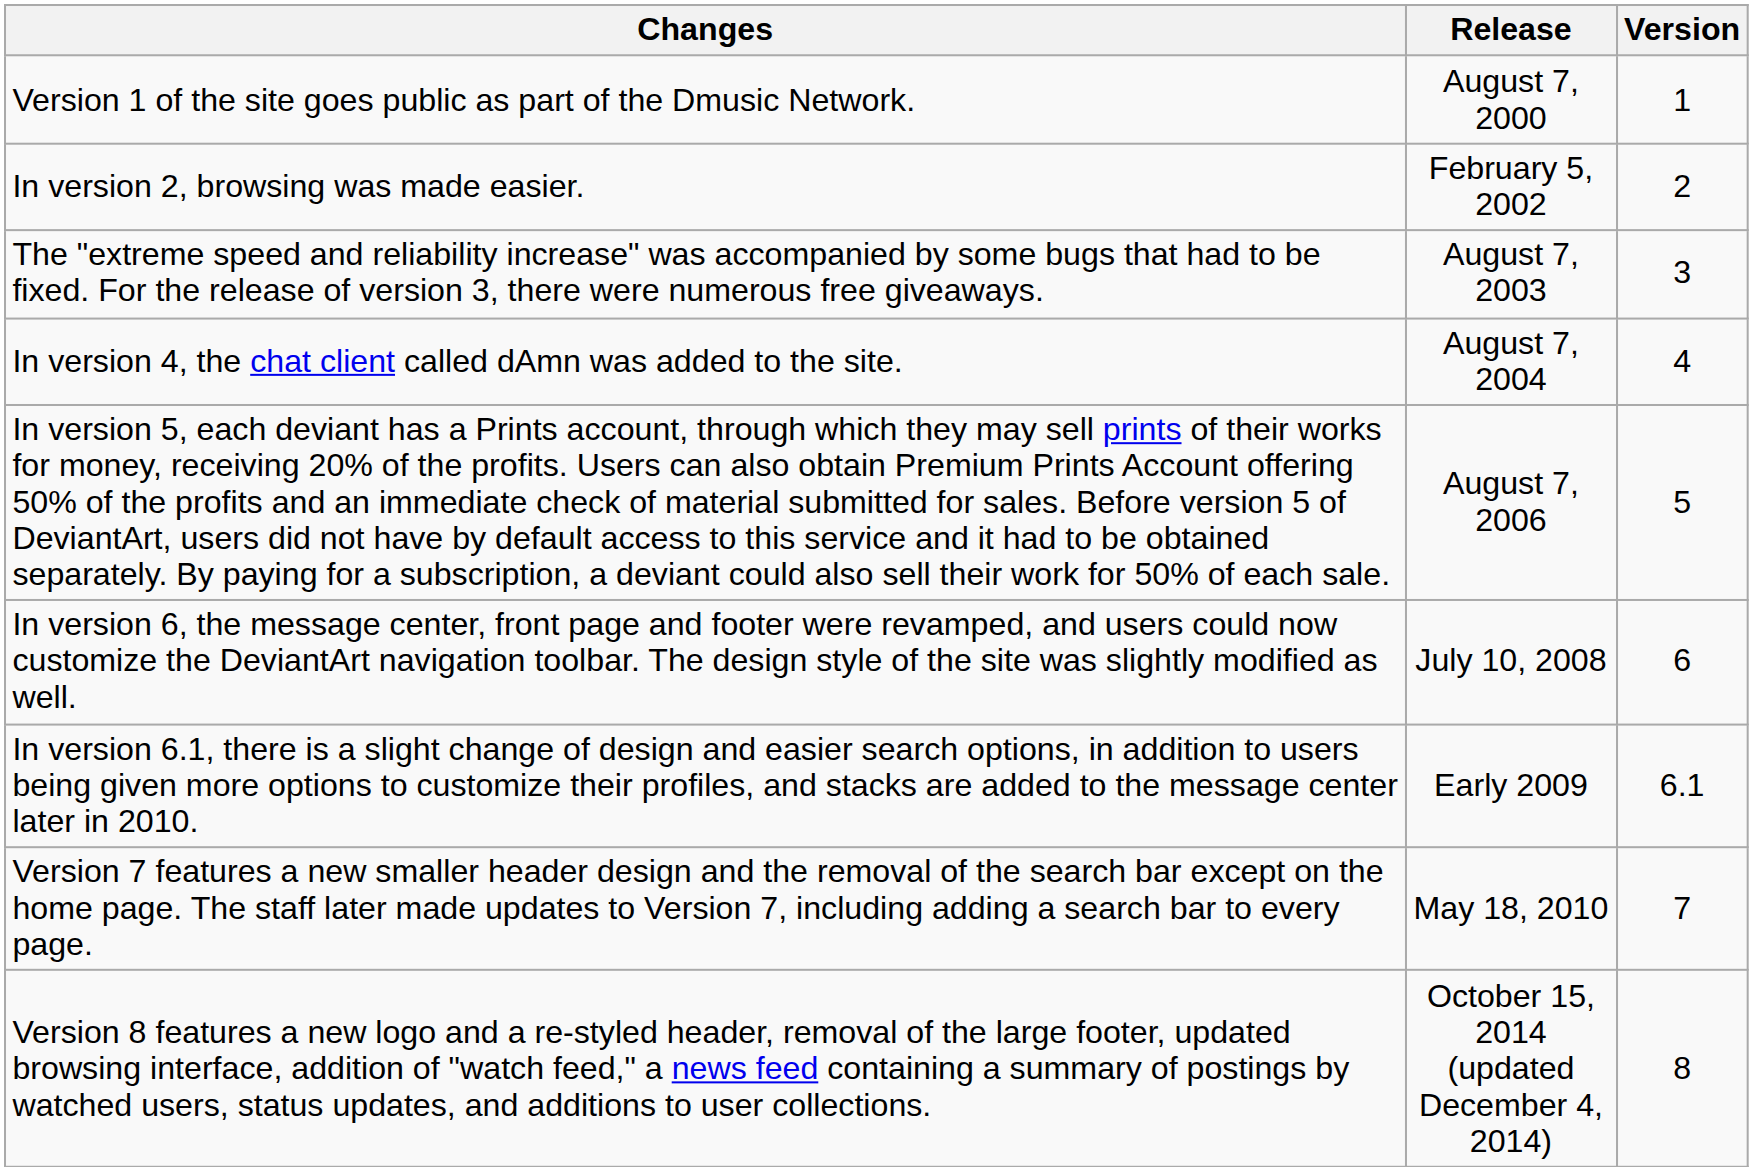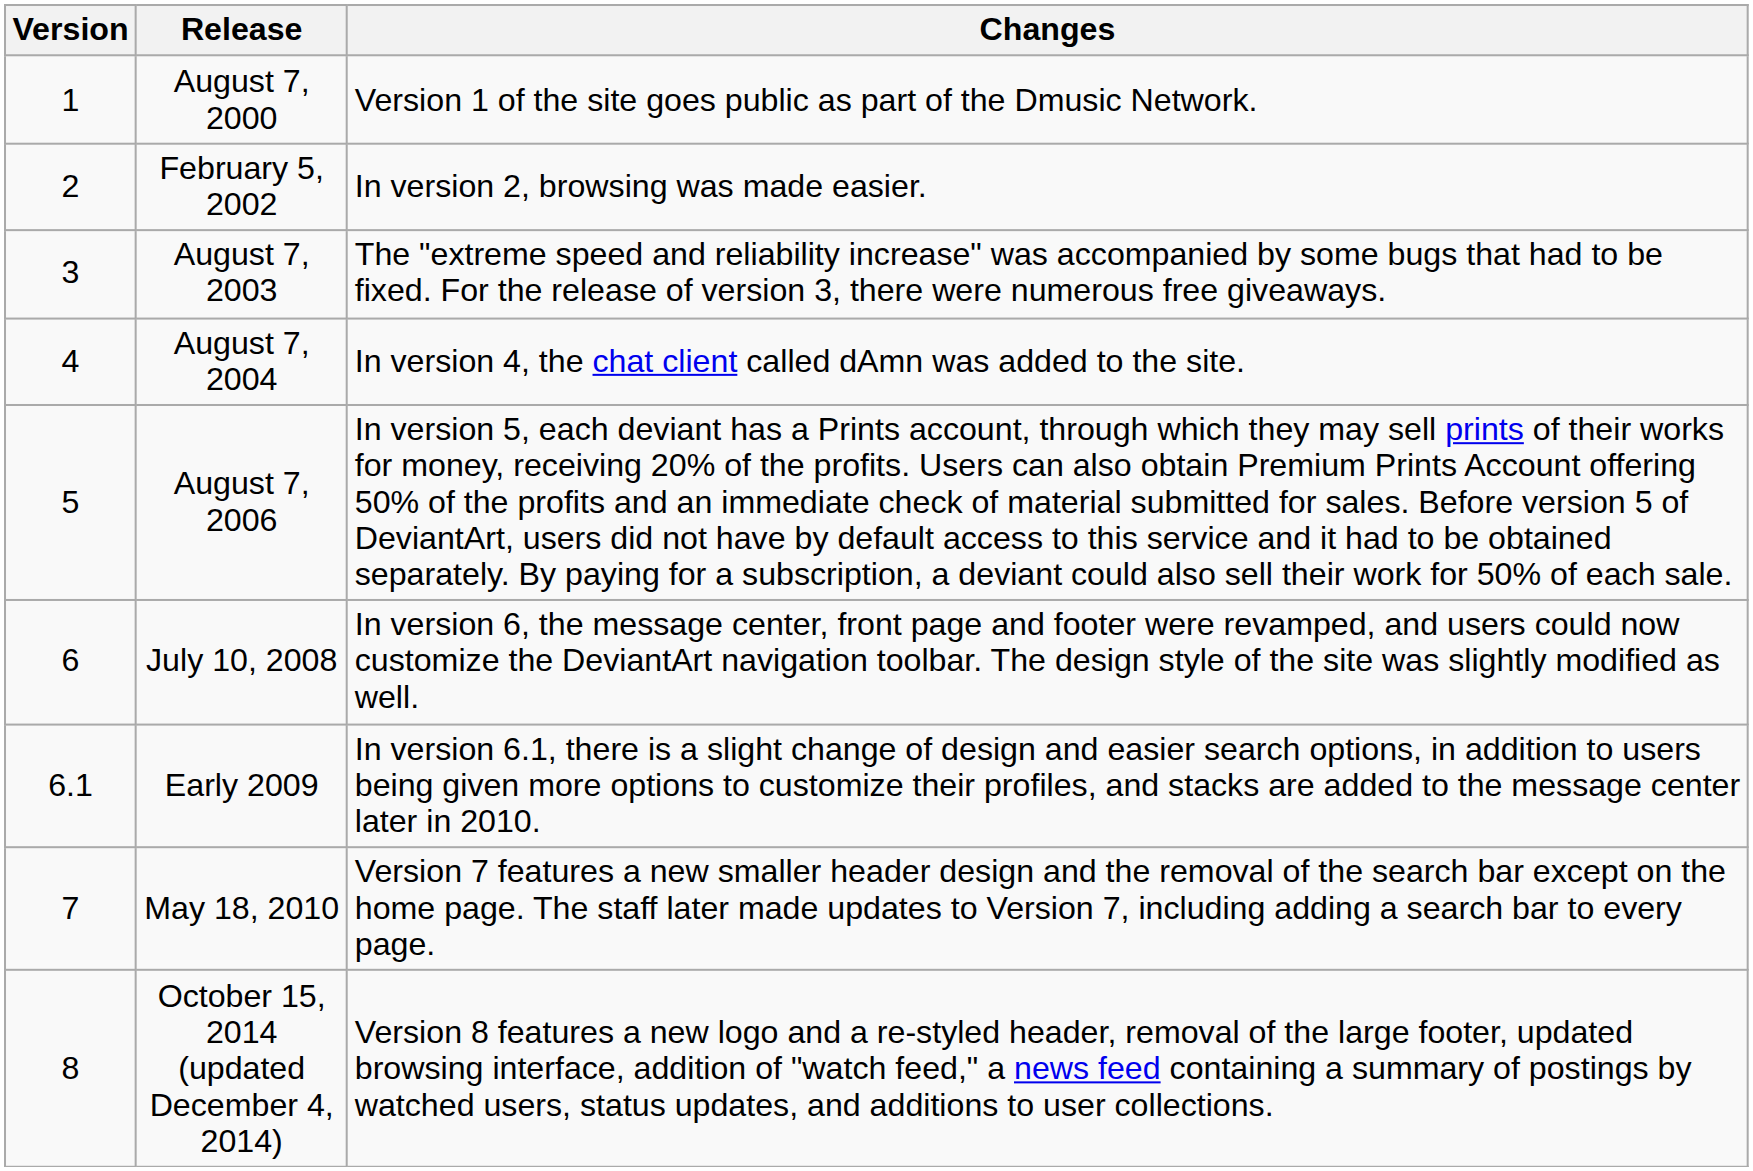columns swapped: (1682, 30) <-> (705, 30)
